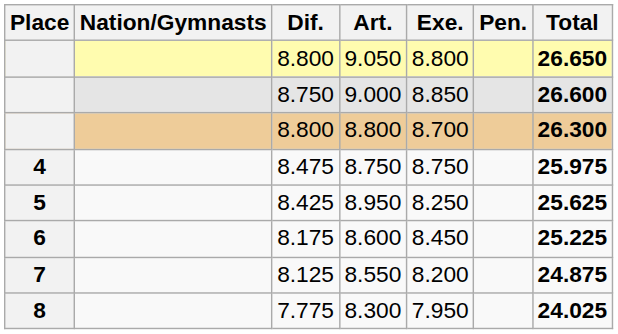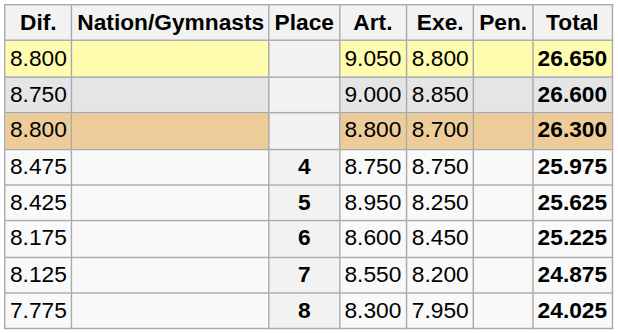columns swapped: (40, 22) <-> (306, 22)
